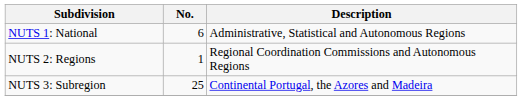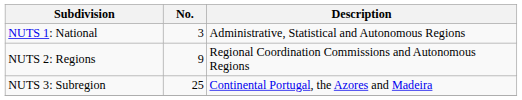(201, 33) 6 -> (201, 33) 3
(201, 59) 1 -> (201, 59) 9
